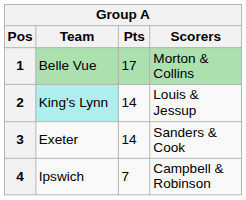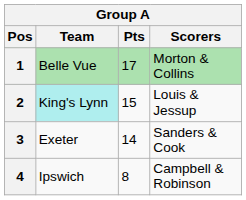(129, 102) 14 -> (129, 102) 15
(125, 176) 7 -> (125, 176) 8
